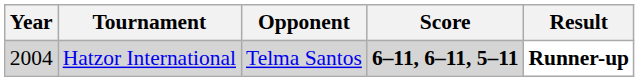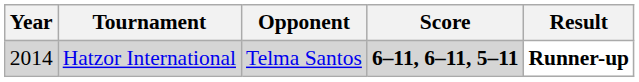(31, 57) 2004 -> (31, 57) 2014
